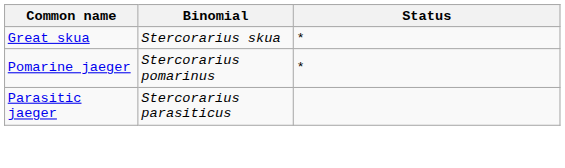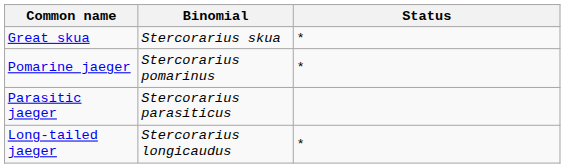+ row: (53, 144)
